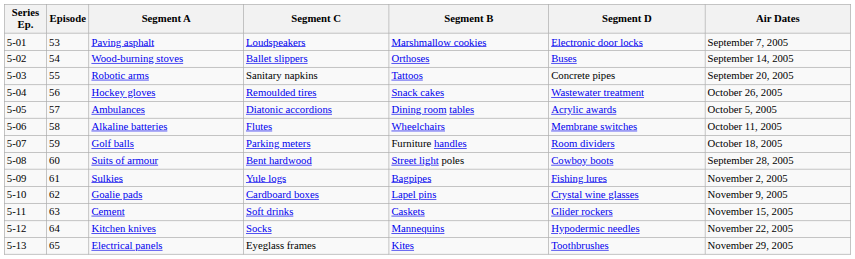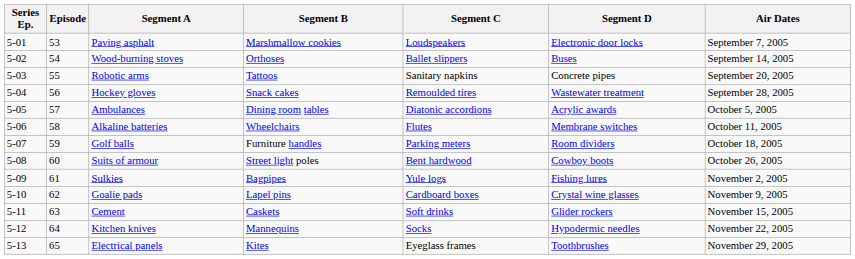columns swapped: (469, 19) <-> (316, 19)
(745, 93) October 26, 2005 -> (751, 93) September 28, 2005
(751, 161) September 28, 2005 -> (745, 161) October 26, 2005
